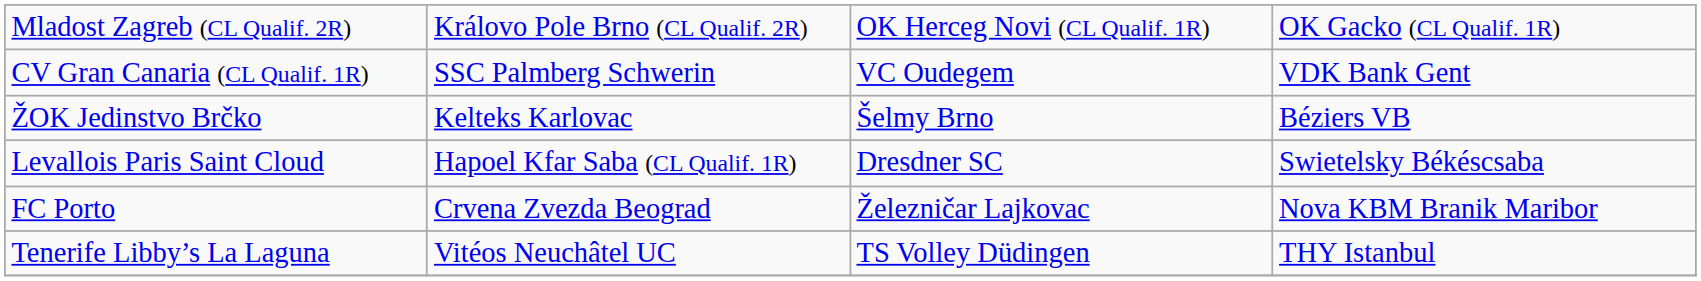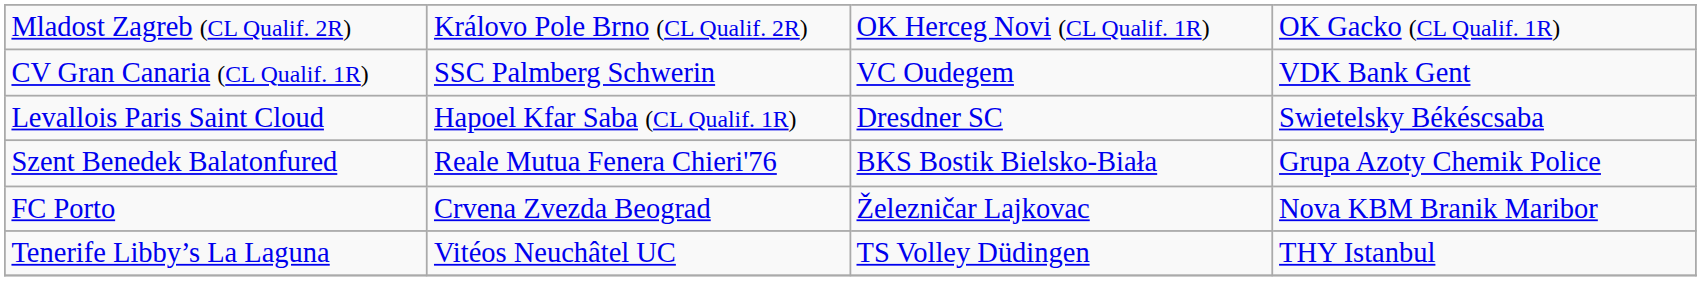- row: (136, 117)
+ row: (174, 162)
